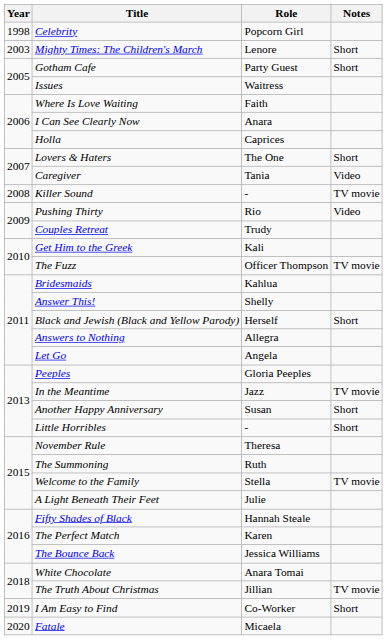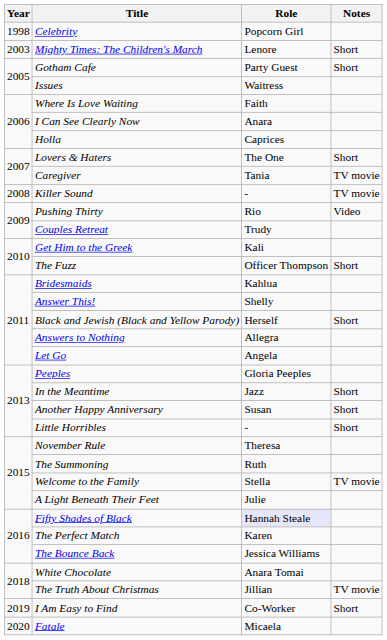(347, 175) Video -> (357, 175) TV movie
(357, 265) TV movie -> (346, 265) Short
(357, 391) TV movie -> (346, 391) Short
(277, 517) no background -> (277, 517) lavender background
